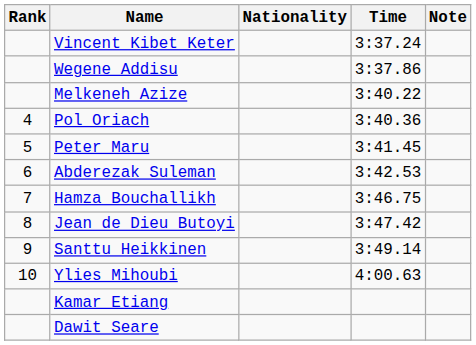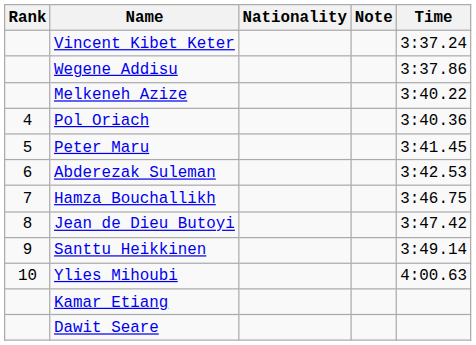columns swapped: (388, 18) <-> (448, 18)
